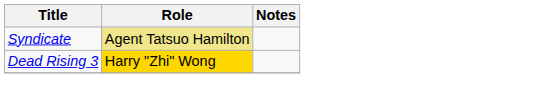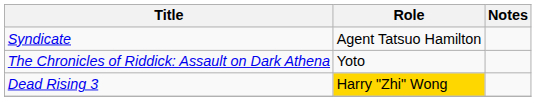(177, 38) khaki background -> (409, 38) no background
+ row: (169, 61)
